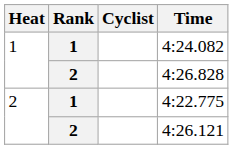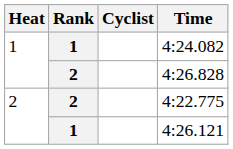(73, 102) 1 -> (73, 102) 2
(73, 130) 2 -> (73, 130) 1
